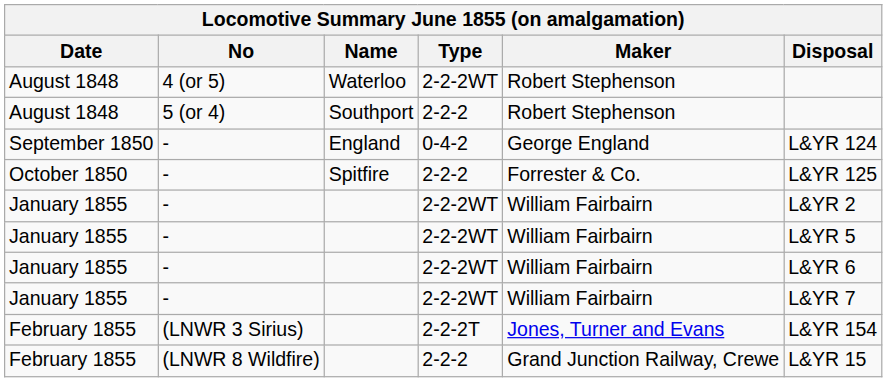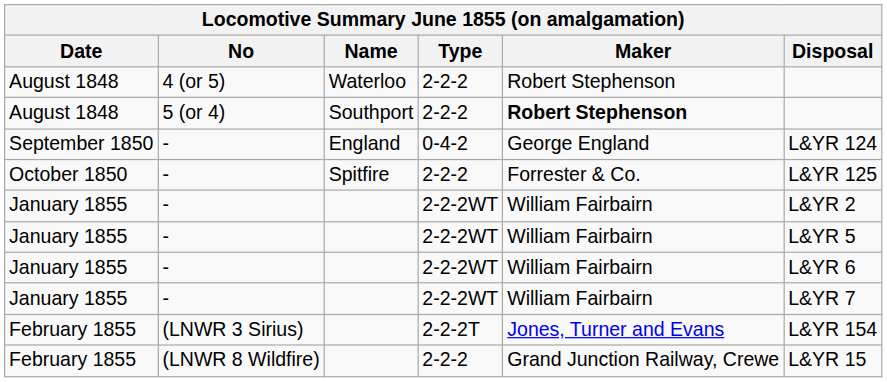(460, 81) 2-2-2WT -> (445, 81) 2-2-2
(591, 112) normal -> (597, 112) bold
